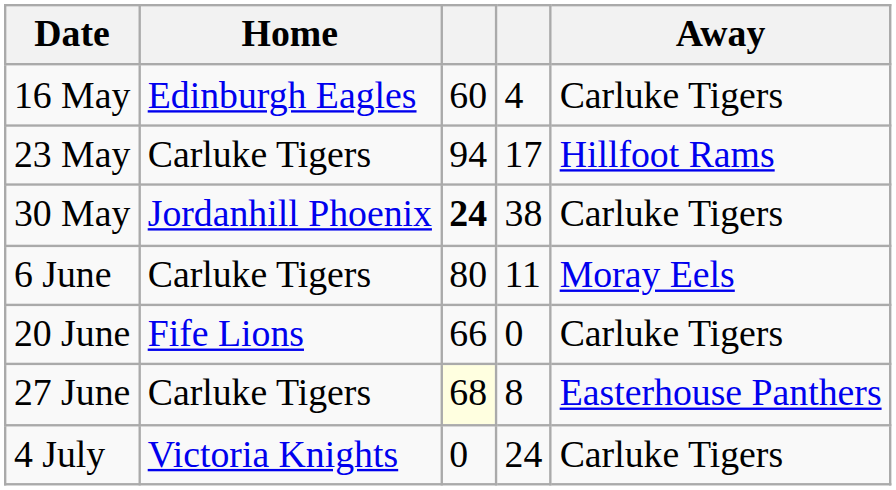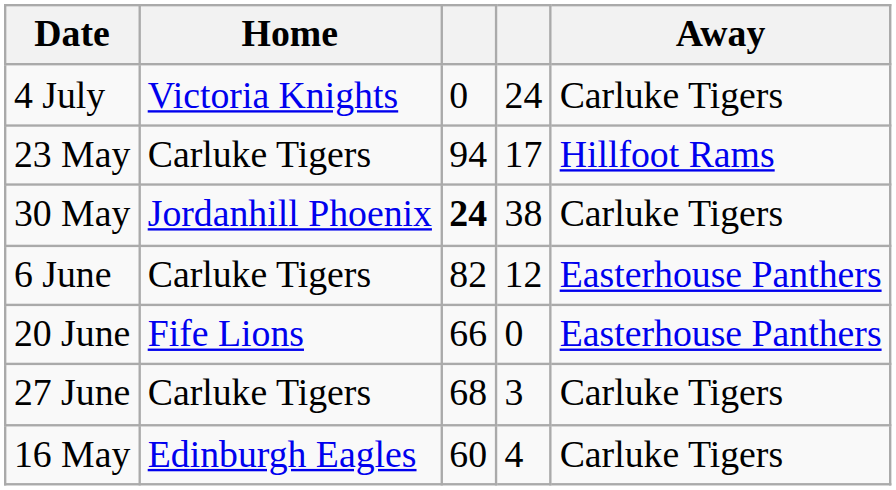rows swapped: (72, 94) <-> (60, 453)
(468, 273) 80 -> (468, 273) 82
(523, 273) 11 -> (523, 273) 12
(647, 273) Moray Eels -> (721, 273) Easterhouse Panthers
(671, 333) Carluke Tigers -> (721, 333) Easterhouse Panthers
(468, 393) lightyellow background -> (468, 393) no background
(514, 393) 8 -> (514, 393) 3
(721, 393) Easterhouse Panthers -> (671, 393) Carluke Tigers
